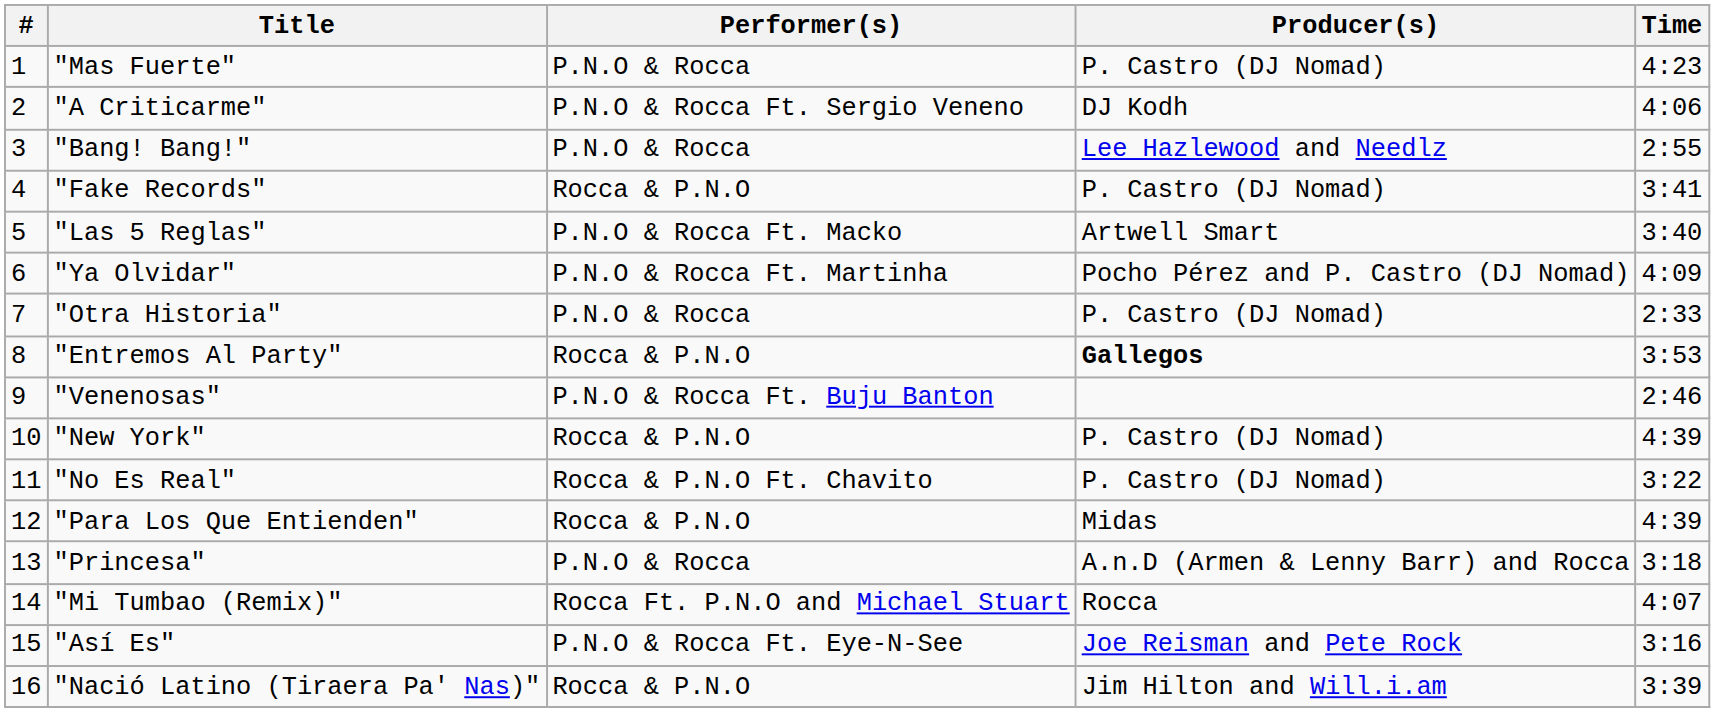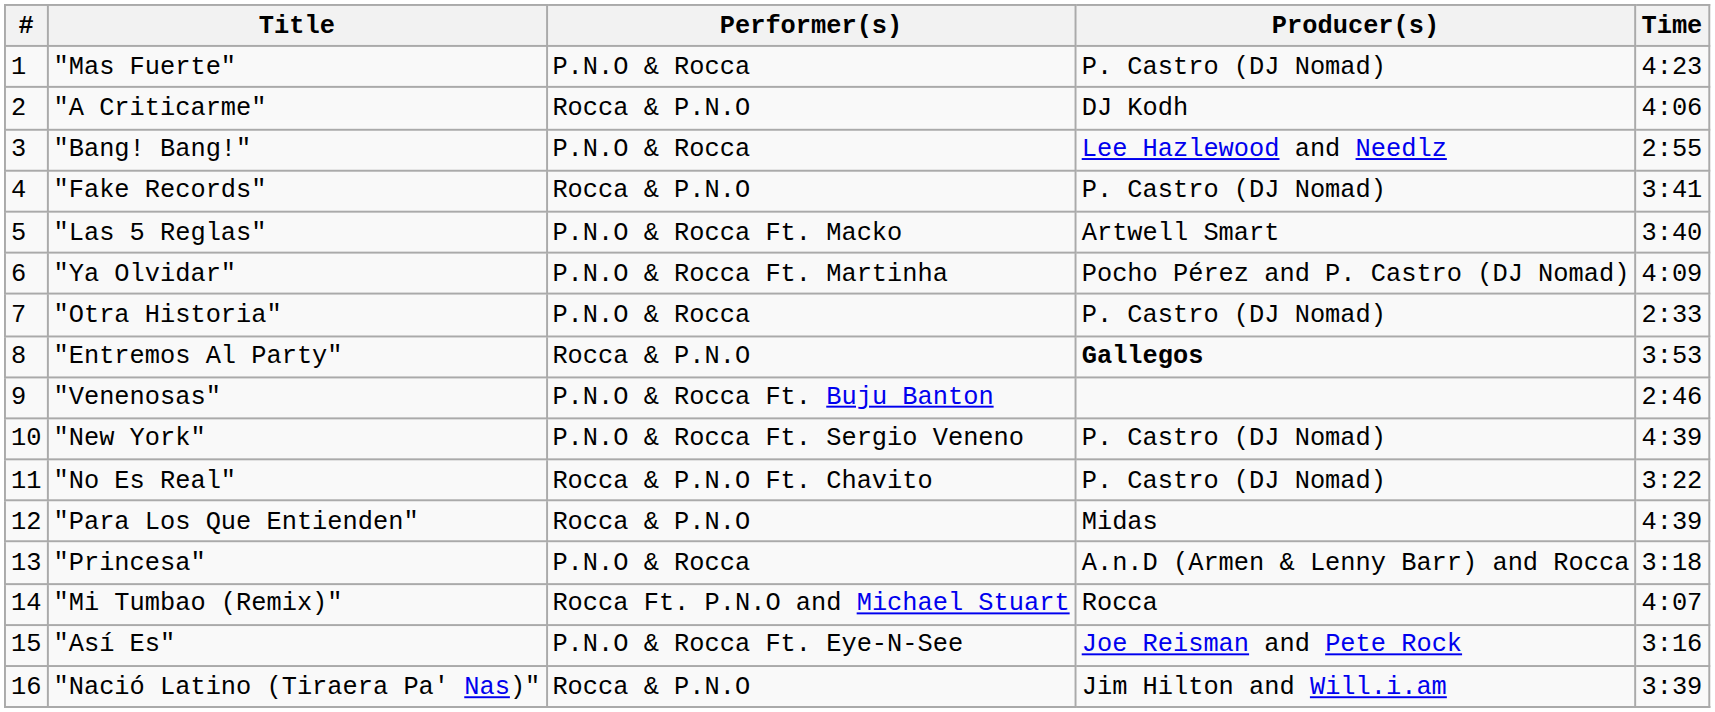(788, 108) P.N.O & Rocca Ft. Sergio Veneno -> (651, 108) Rocca & P.N.O
(651, 439) Rocca & P.N.O -> (788, 439) P.N.O & Rocca Ft. Sergio Veneno
